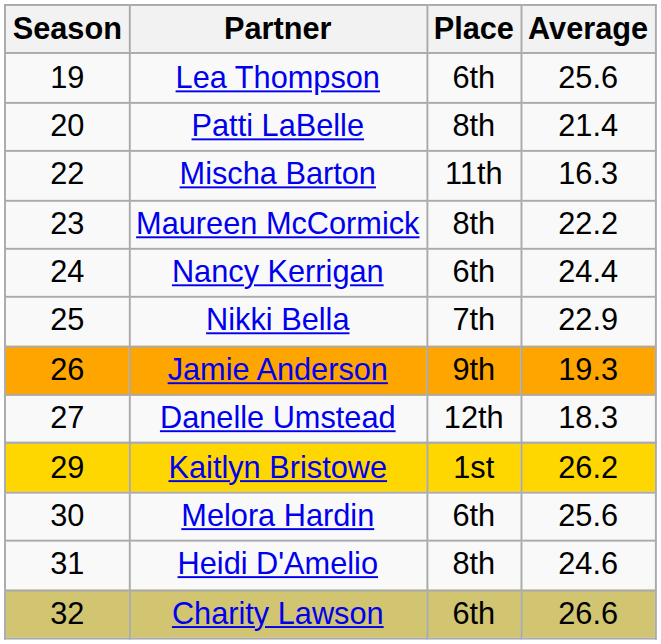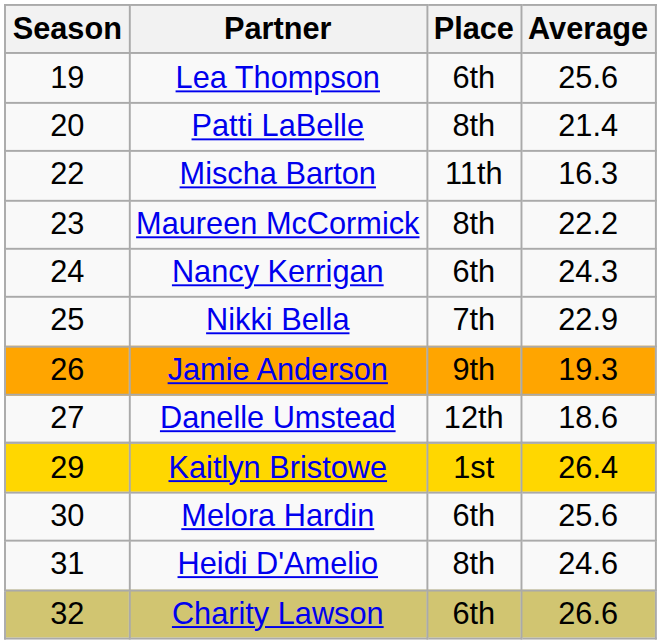(588, 272) 24.4 -> (588, 272) 24.3
(588, 418) 18.3 -> (588, 418) 18.6
(588, 467) 26.2 -> (588, 467) 26.4
